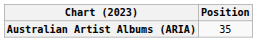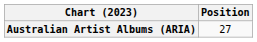(225, 29) 35 -> (225, 29) 27
